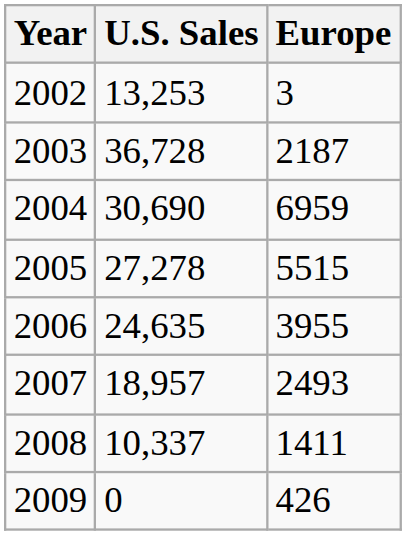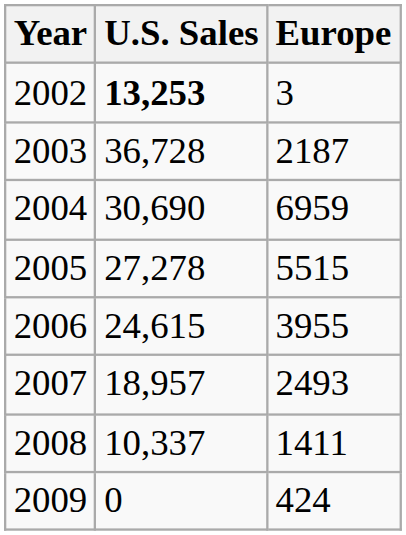(155, 92) normal -> (155, 92) bold
(155, 325) 24,635 -> (155, 325) 24,615
(303, 500) 426 -> (303, 500) 424
